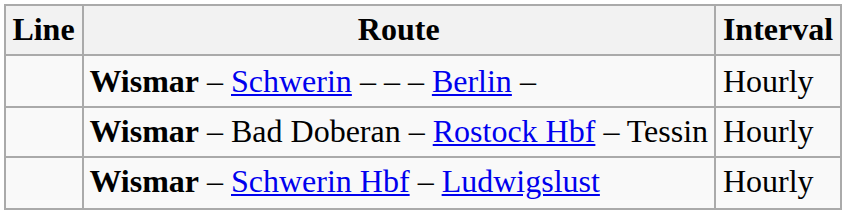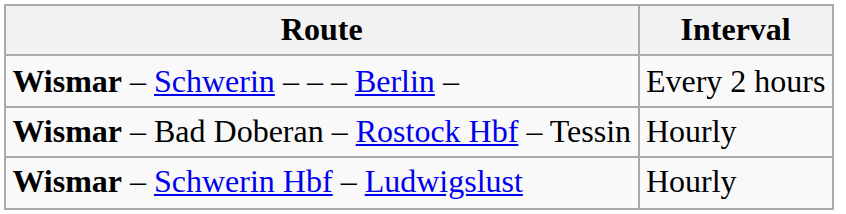- column: (44, 29)
(768, 80) Hourly -> (736, 80) Every 2 hours
